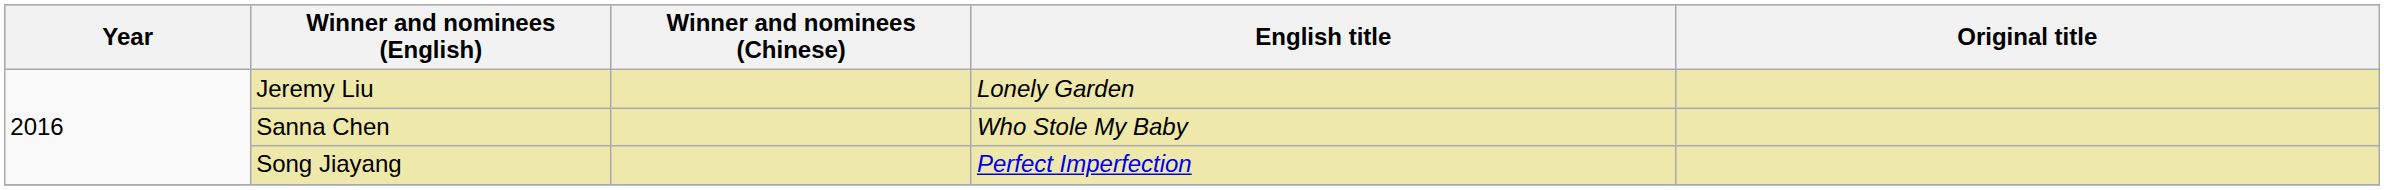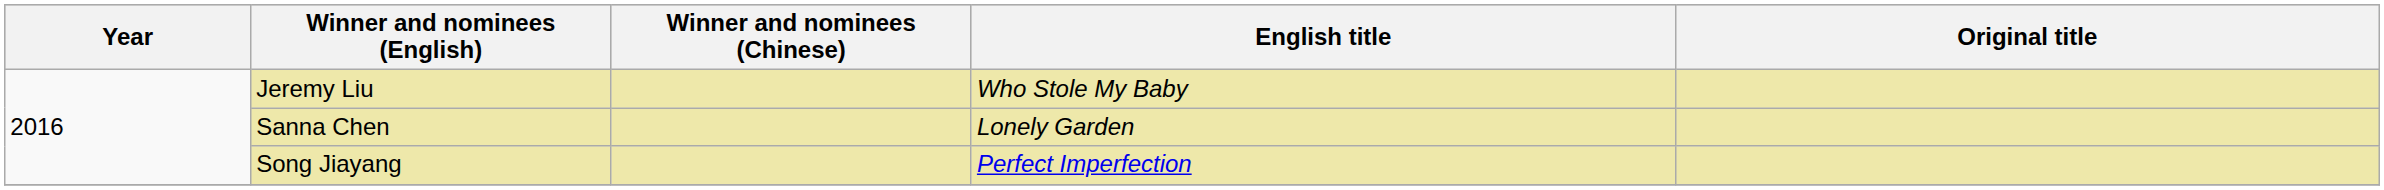(1056, 88) Lonely Garden -> (1082, 88) Who Stole My Baby
(1082, 126) Who Stole My Baby -> (1056, 126) Lonely Garden
